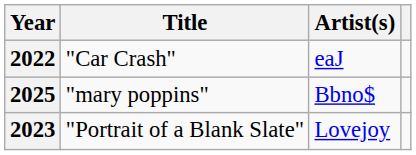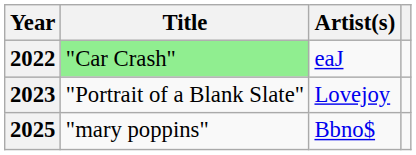(121, 58) no background -> (121, 58) lightgreen background
rows swapped: (33, 130) <-> (33, 94)
